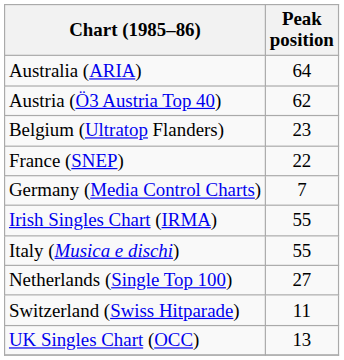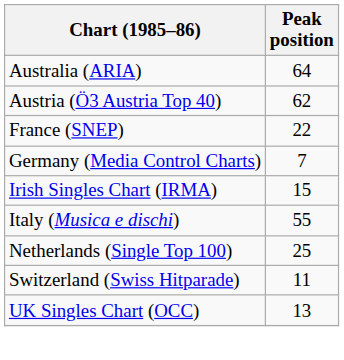- row: (116, 130)
(302, 220) 55 -> (302, 190) 15
(302, 280) 27 -> (302, 250) 25
